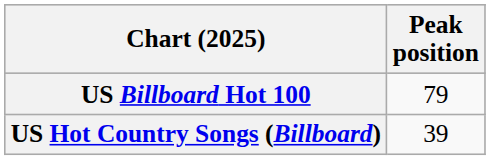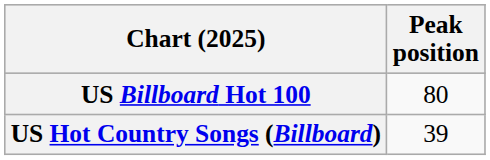(436, 93) 79 -> (436, 93) 80
